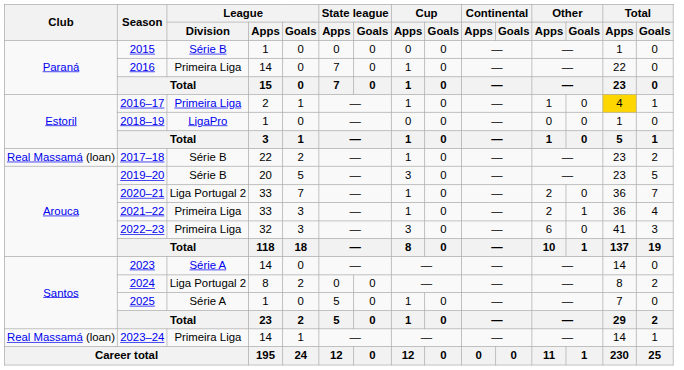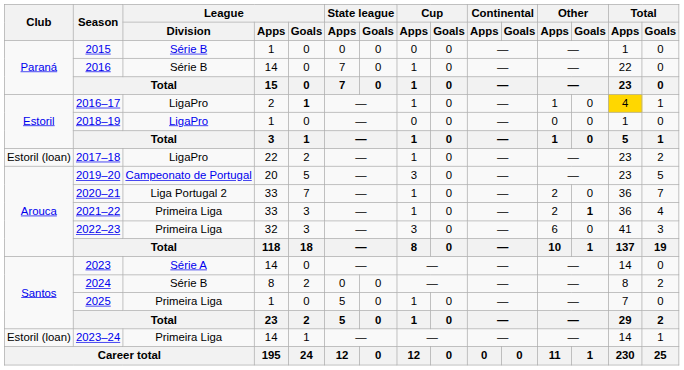(208, 67) Primeira Liga -> (189, 67) Série B
(208, 103) Primeira Liga -> (189, 103) LigaPro
(301, 103) normal -> (306, 103) bold
(61, 157) Real Massamá (loan) -> (39, 157) Estoril (loan)
(208, 157) Série B -> (189, 157) LigaPro
(208, 175) Série B -> (189, 175) Campeonato de Portugal
(584, 211) normal -> (590, 211) bold
(208, 283) Liga Portugal 2 -> (189, 283) Série B
(208, 301) Série A -> (189, 301) Primeira Liga
(61, 337) Real Massamá (loan) -> (39, 337) Estoril (loan)
